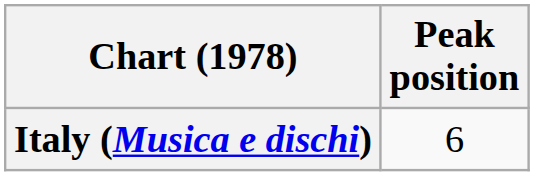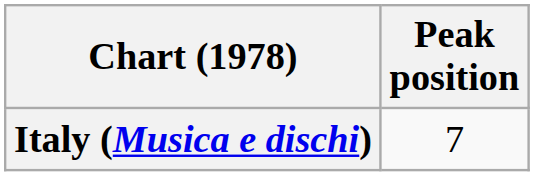(454, 138) 6 -> (454, 138) 7
